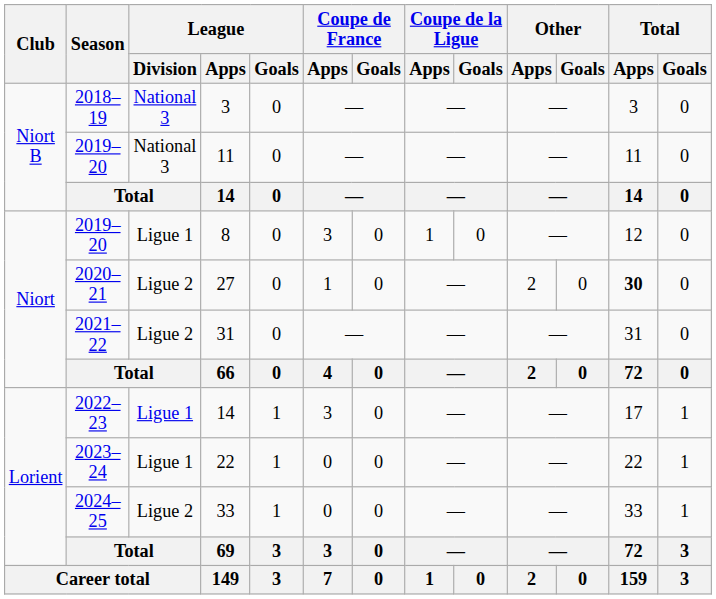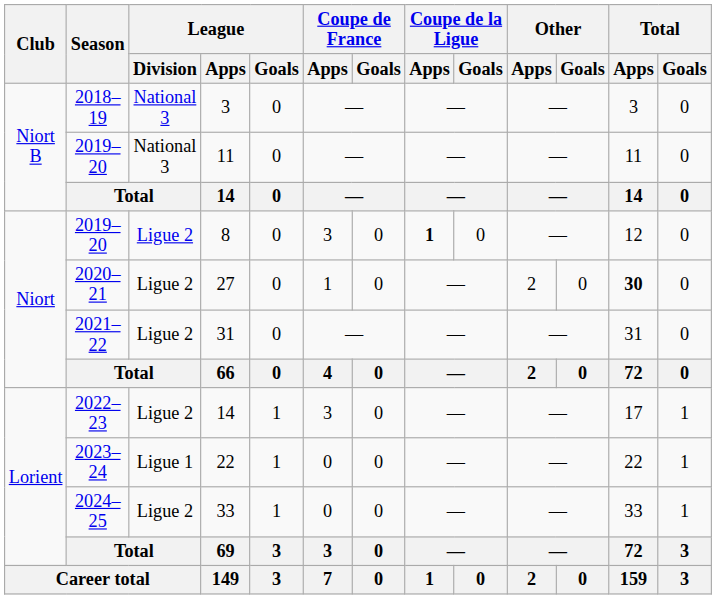(165, 235) Ligue 1 -> (165, 235) Ligue 2
(429, 235) normal -> (429, 235) bold
(165, 412) Ligue 1 -> (165, 412) Ligue 2
